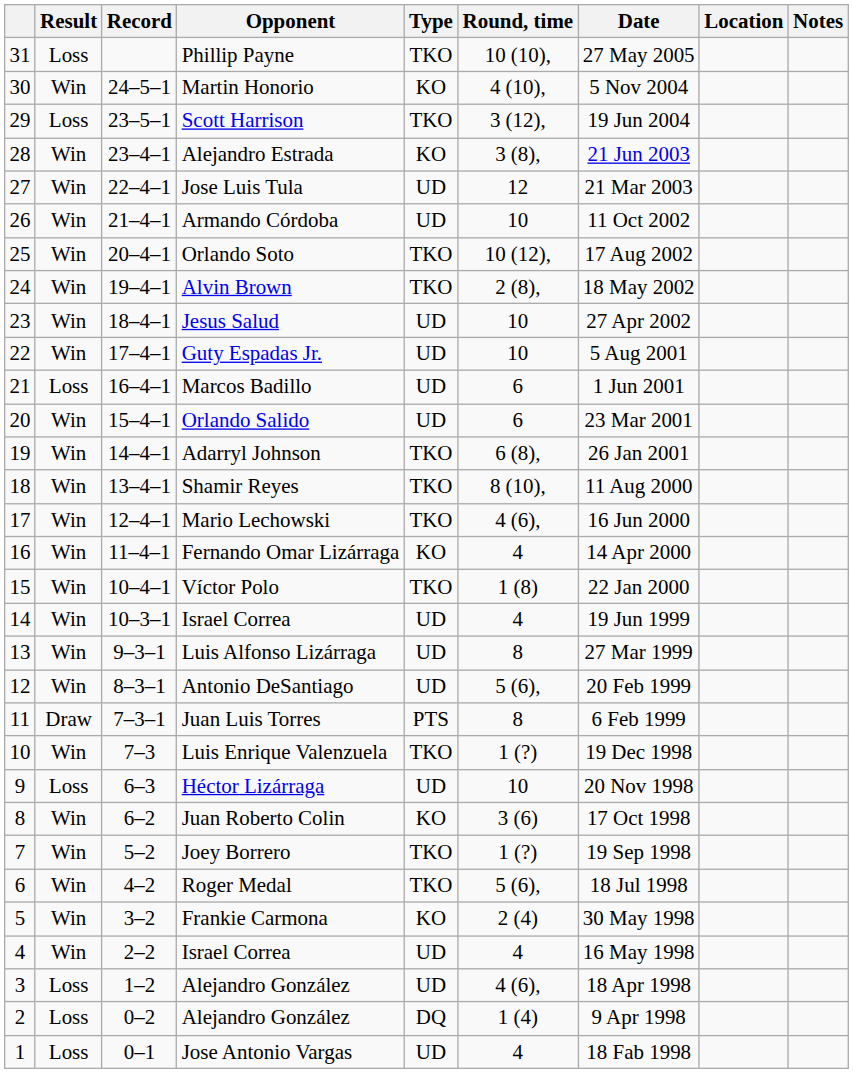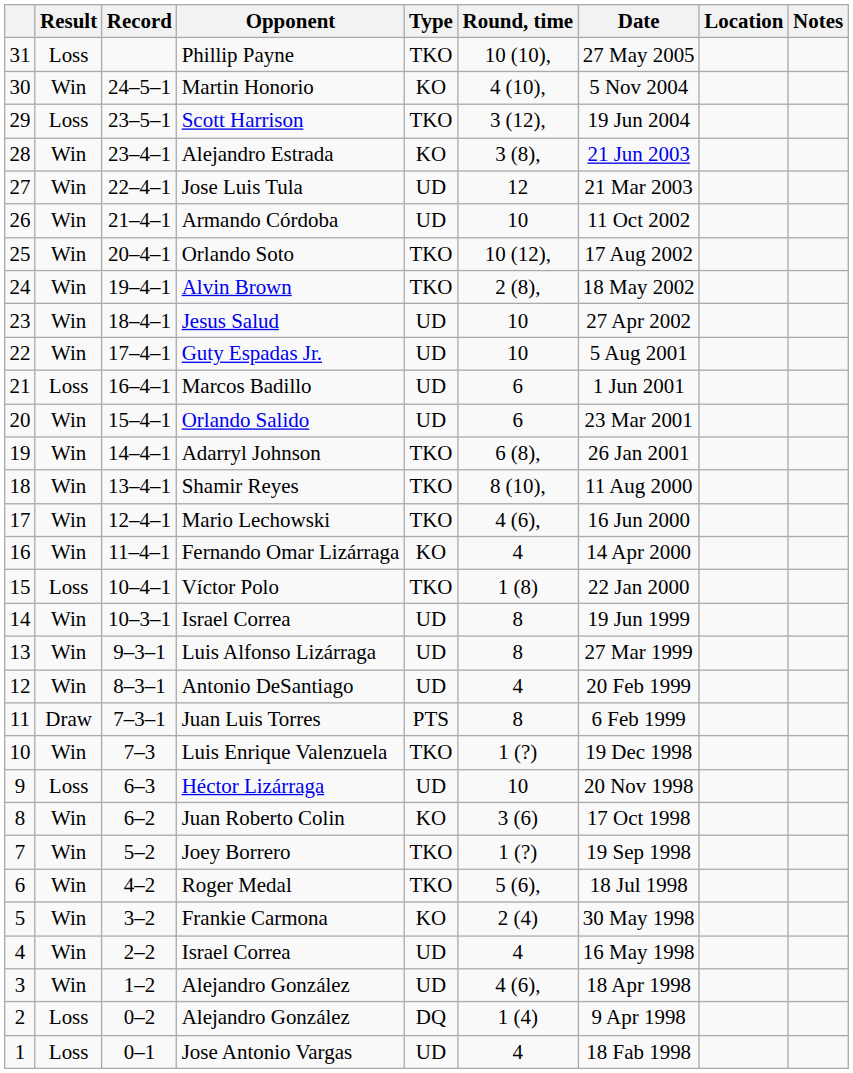(69, 586) Win -> (69, 586) Loss
(518, 619) 4 -> (518, 619) 8
(518, 685) 5 (6), -> (518, 685) 4
(69, 985) Loss -> (69, 985) Win
